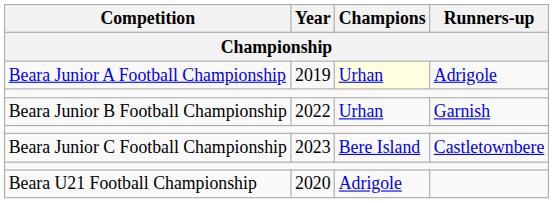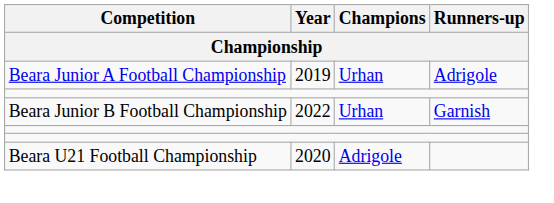(361, 74) lightyellow background -> (361, 74) no background
- row: (148, 147)
